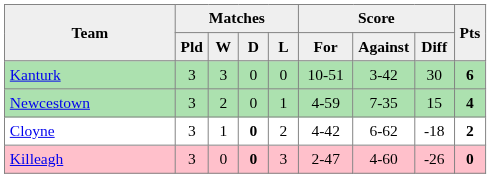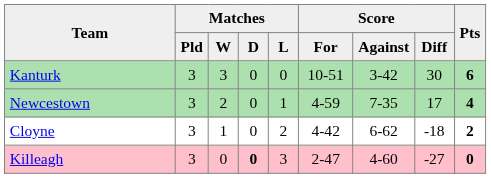(434, 102) 15 -> (434, 102) 17
(253, 131) bold -> (253, 131) normal
(434, 159) -26 -> (434, 159) -27
